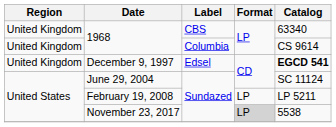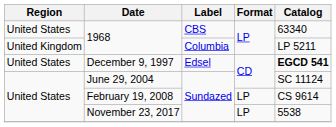(44, 29) United Kingdom -> (38, 29) United States
(298, 46) CS 9614 -> (297, 46) LP 5211
(44, 63) United Kingdom -> (38, 63) United States
(297, 96) LP 5211 -> (298, 96) CS 9614
(243, 113) lightgrey background -> (243, 113) no background
